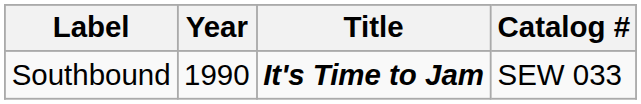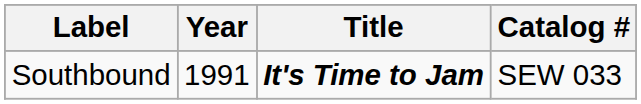(217, 74) 1990 -> (217, 74) 1991
